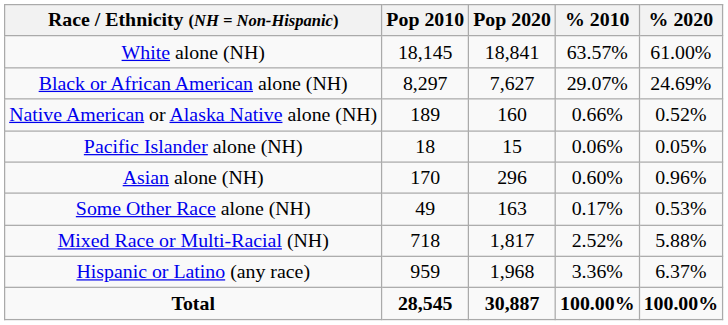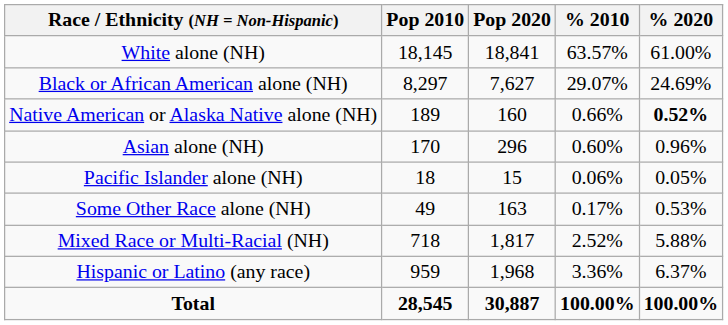(681, 114) normal -> (681, 114) bold
rows swapped: (193, 177) <-> (193, 146)
